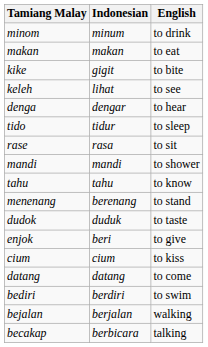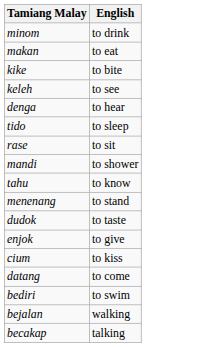- column: (120, 13)
